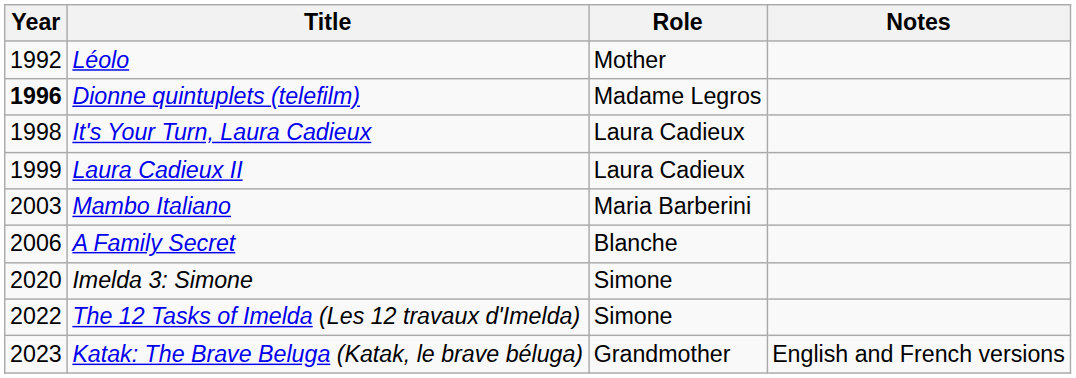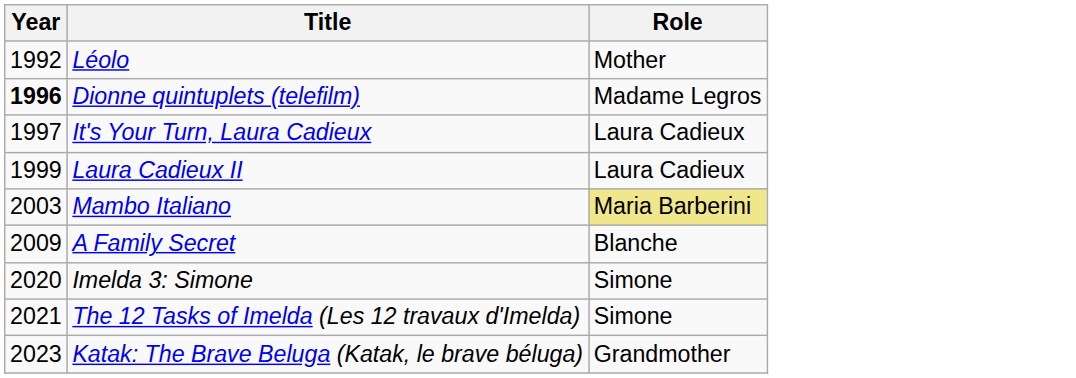- column: (919, 22)
(36, 133) 1998 -> (36, 133) 1997
(672, 206) no background -> (672, 206) khaki background
(36, 243) 2006 -> (36, 243) 2009
(36, 317) 2022 -> (36, 317) 2021
